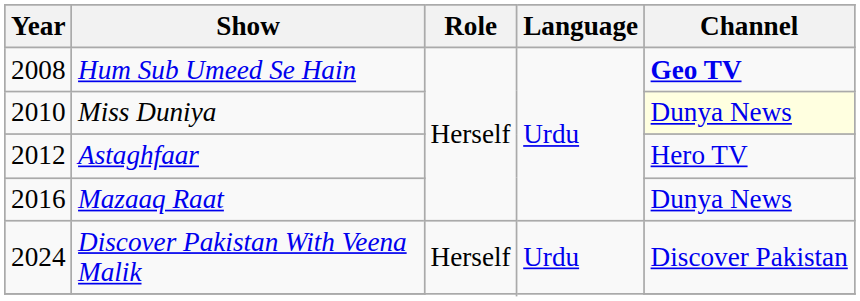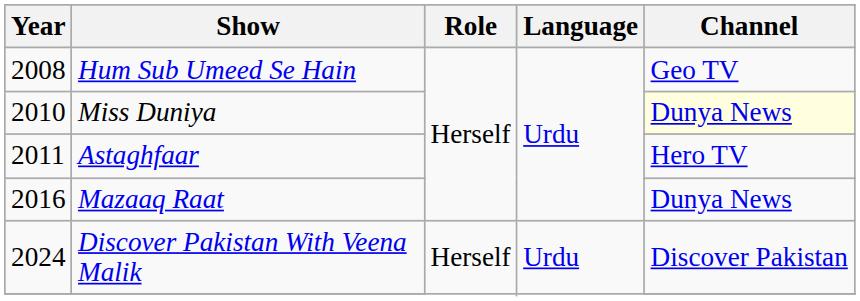(696, 69) bold -> (695, 69) normal
(38, 155) 2012 -> (38, 155) 2011
